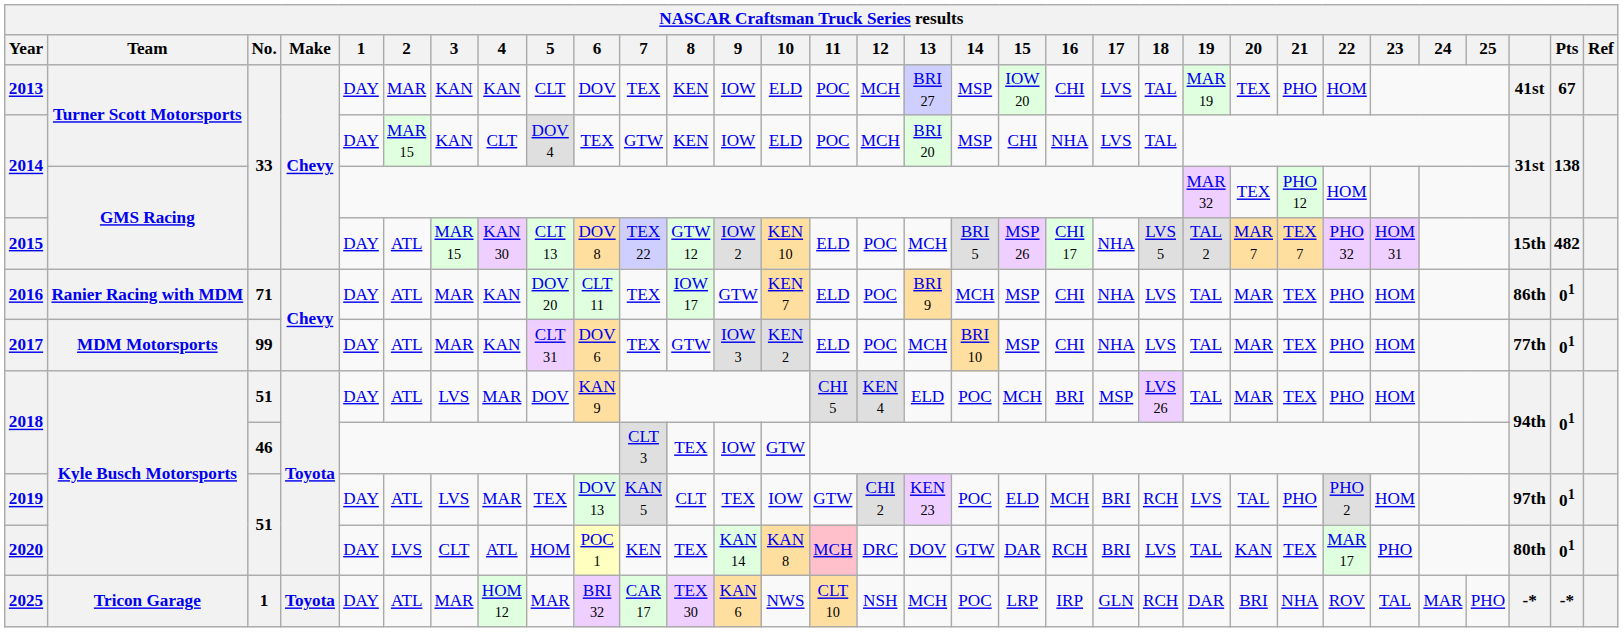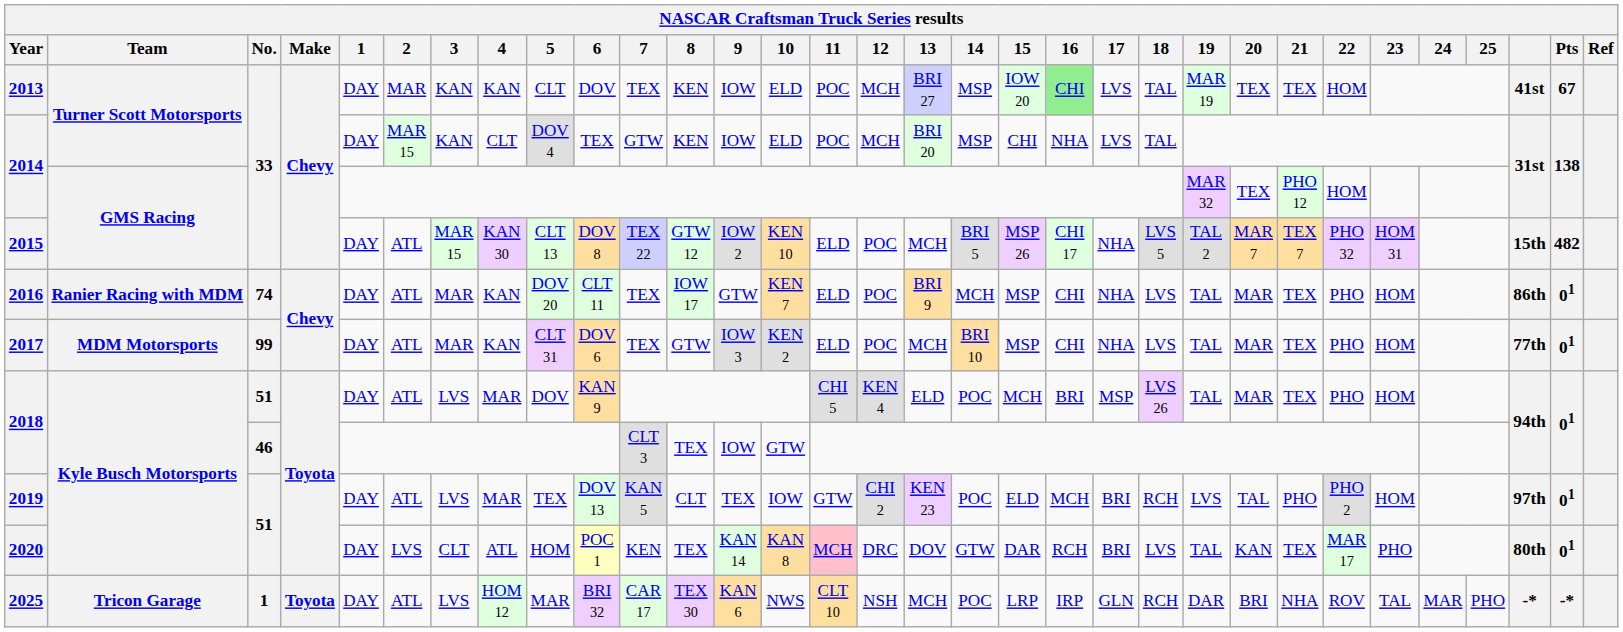(1070, 89) no background -> (1070, 89) lightgreen background
(1300, 89) PHO -> (1300, 89) TEX
(264, 294) 71 -> (264, 294) 74
(454, 601) MAR -> (454, 601) LVS
